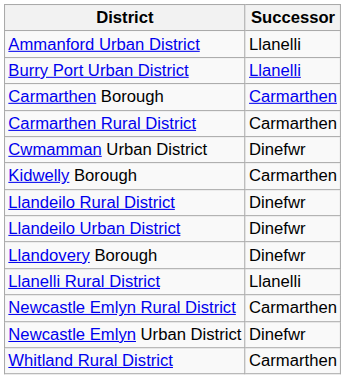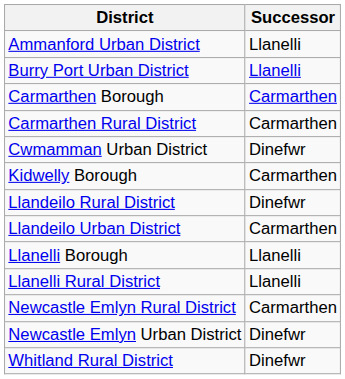(277, 228) Dinefwr -> (293, 228) Carmarthen
- row: (83, 255)
+ row: (68, 255)
(293, 360) Carmarthen -> (277, 360) Dinefwr
